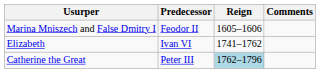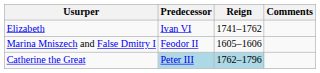rows swapped: (81, 28) <-> (26, 44)
(177, 60) no background -> (177, 60) lightblue background
